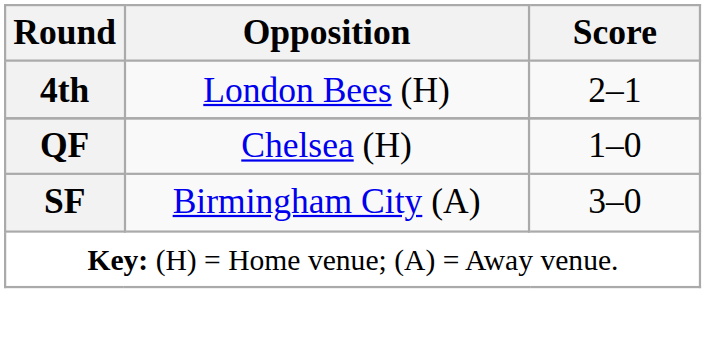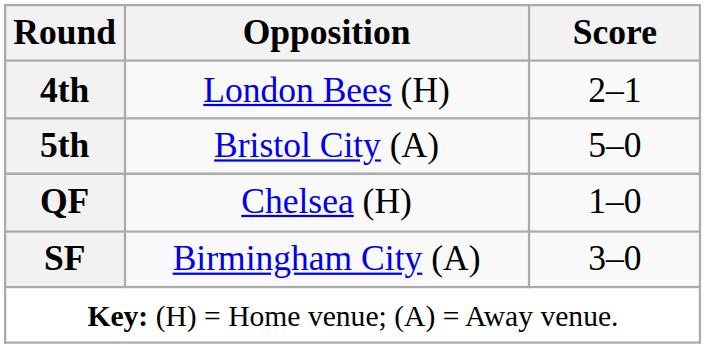+ row: (65, 145)
